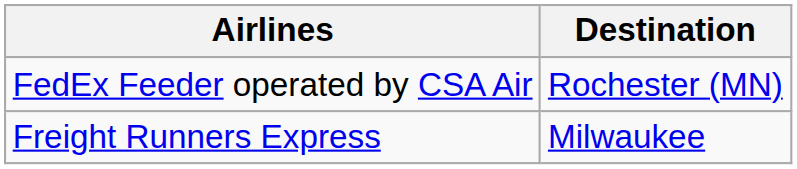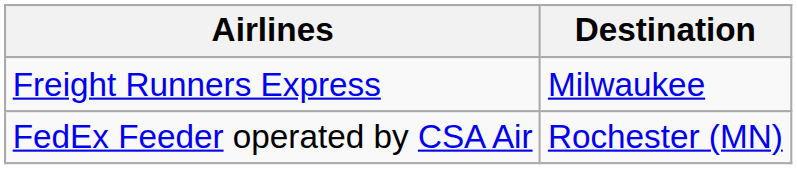rows swapped: (273, 83) <-> (197, 136)
